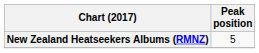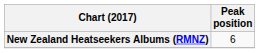(233, 39) 5 -> (233, 39) 6
